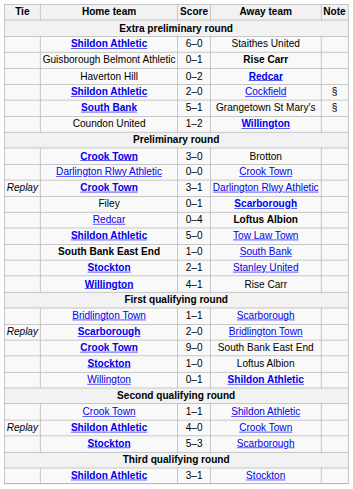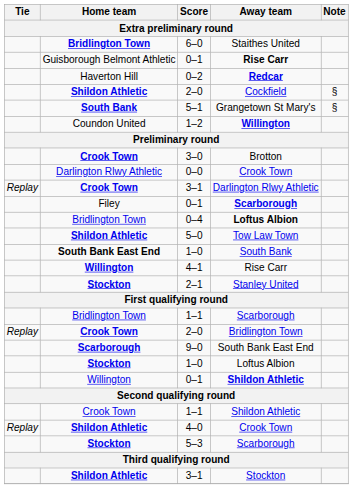(109, 44) Shildon Athletic -> (109, 44) Bridlington Town
(109, 220) Redcar -> (109, 220) Bridlington Town
rows swapped: (194, 268) <-> (194, 284)
(109, 332) Scarborough -> (109, 332) Crook Town
(109, 348) Crook Town -> (109, 348) Scarborough
